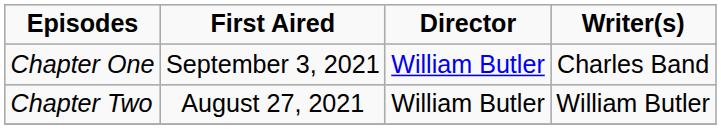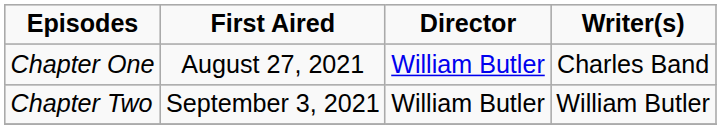(273, 64) September 3, 2021 -> (273, 64) August 27, 2021
(273, 104) August 27, 2021 -> (273, 104) September 3, 2021
